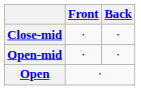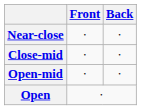+ row: (36, 34)
